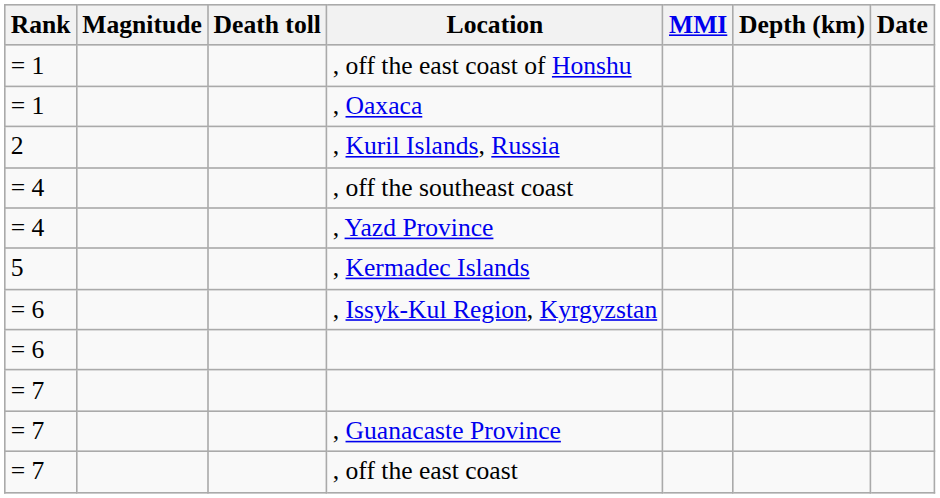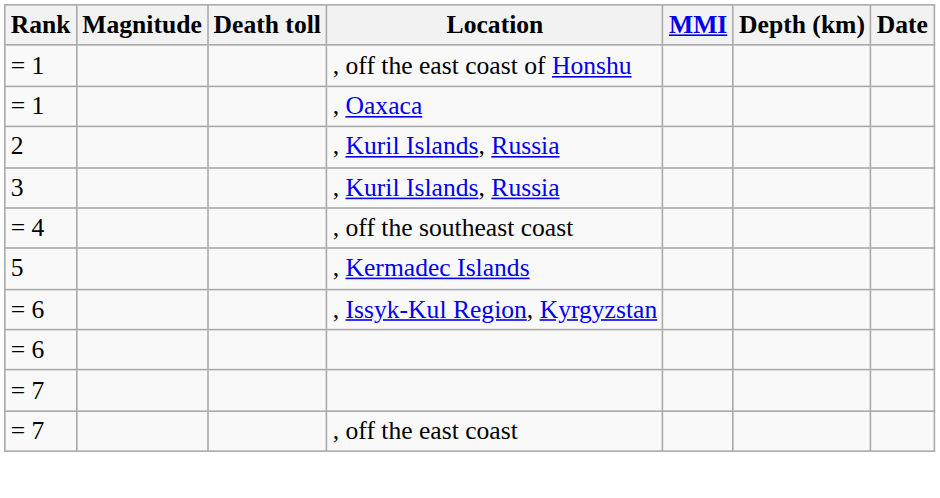+ row: (17, 187)
- row: (28, 227)
- row: (28, 430)
